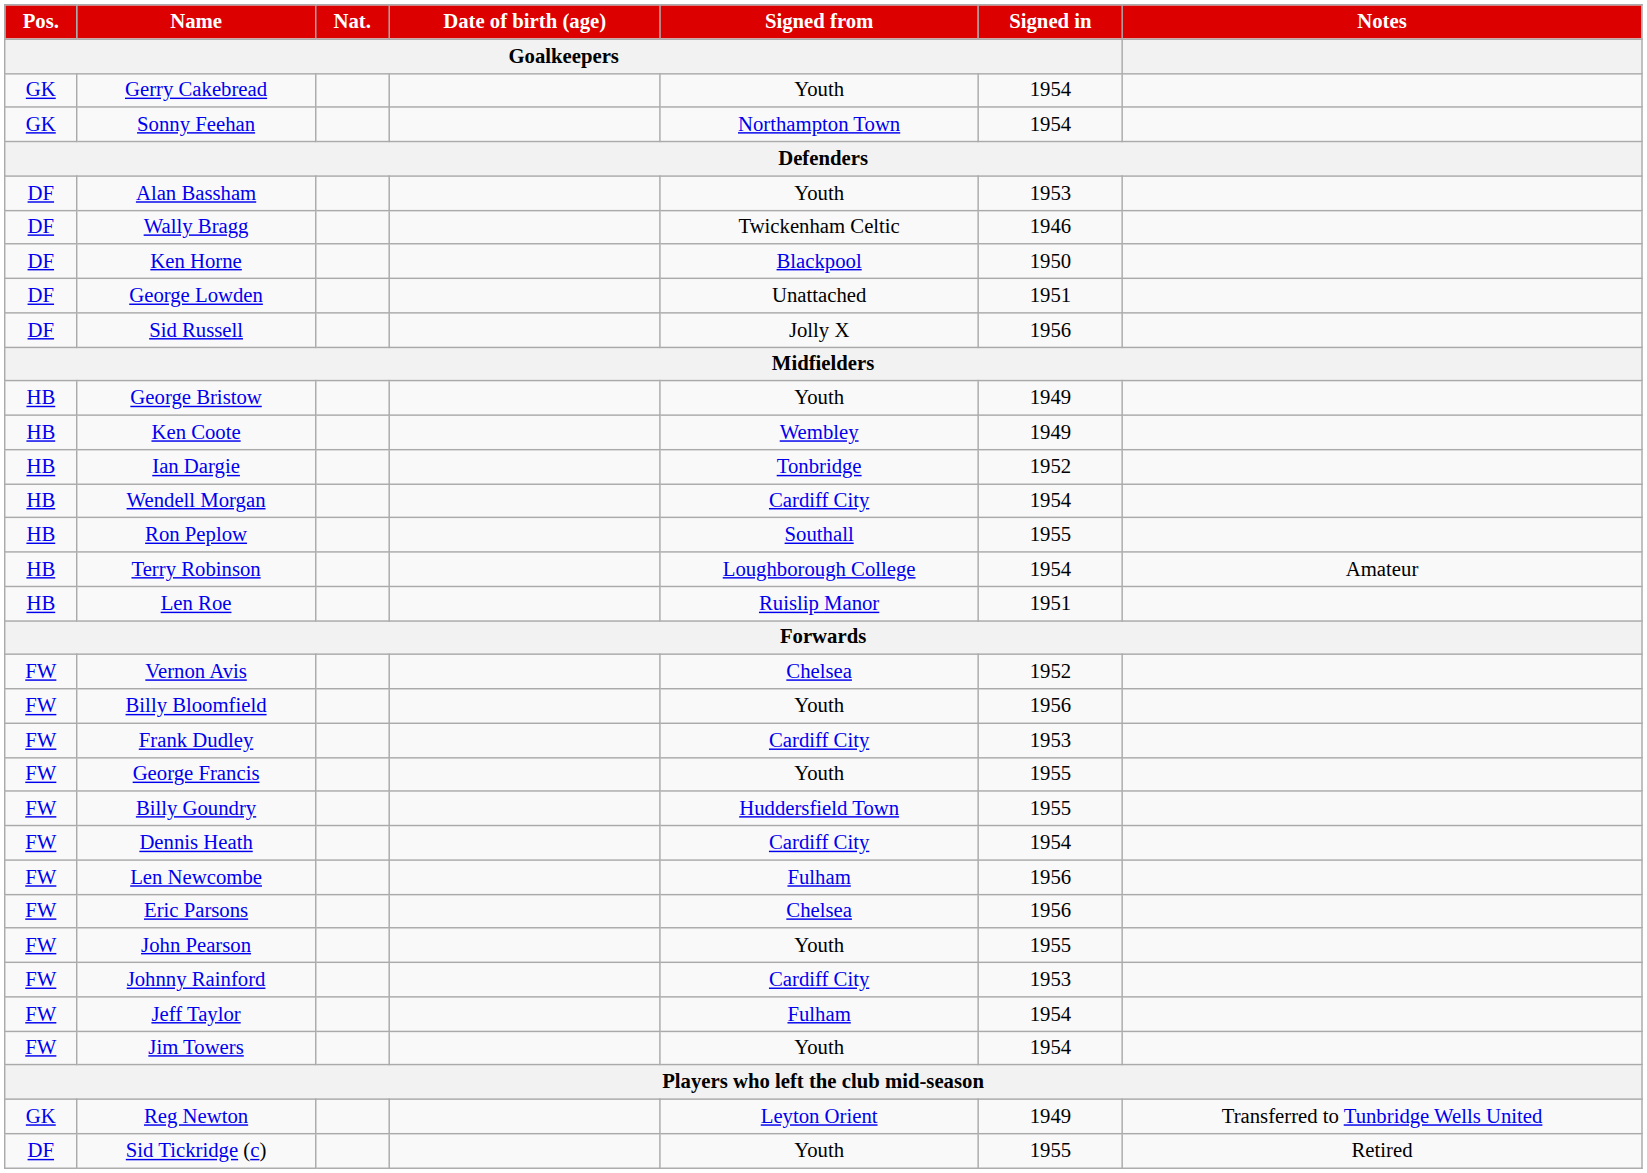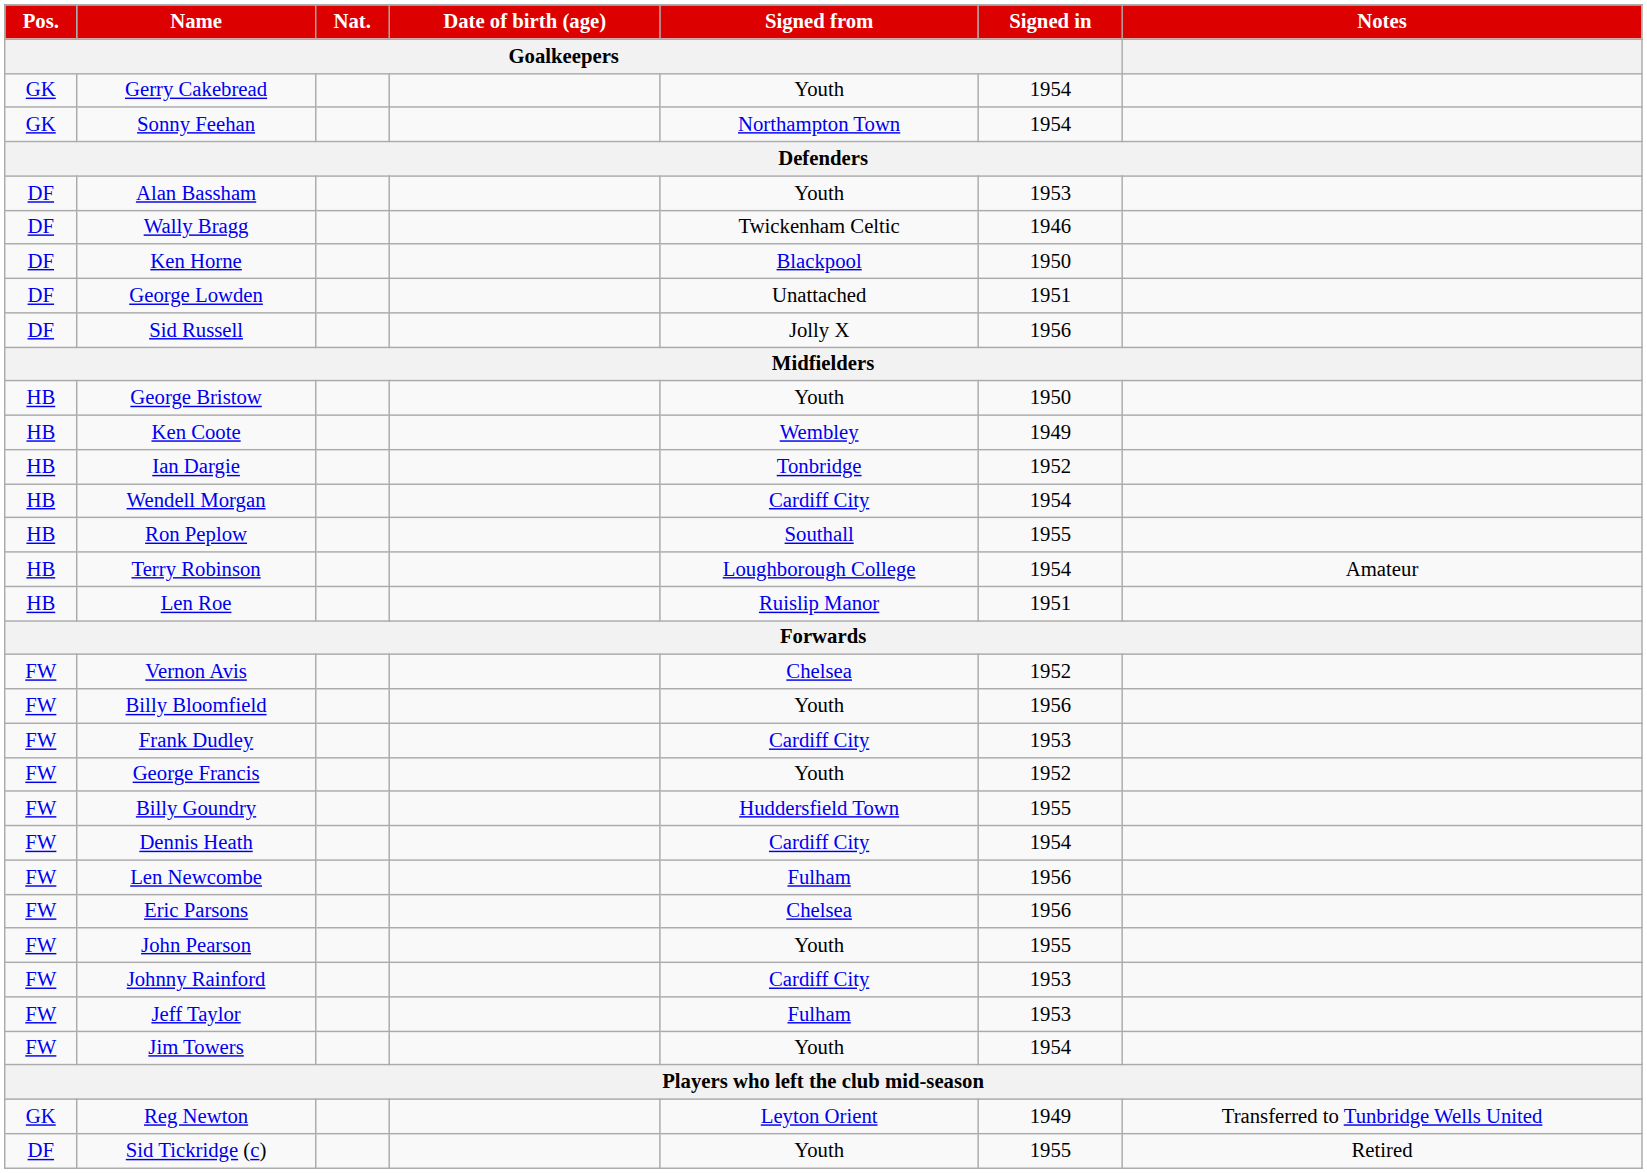(1050, 398) 1949 -> (1050, 398) 1950
(1050, 774) 1955 -> (1050, 774) 1952
(1050, 1013) 1954 -> (1050, 1013) 1953
